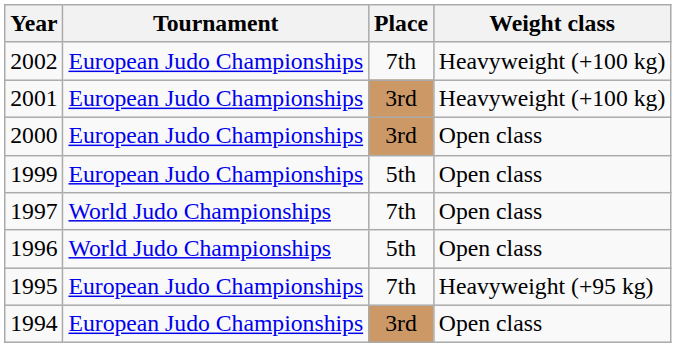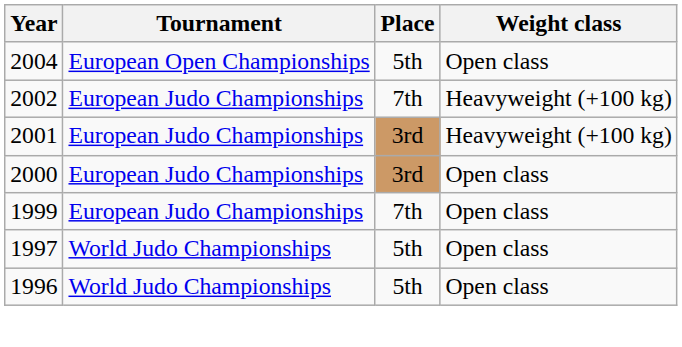+ row: (34, 60)
(401, 173) 5th -> (408, 211) 7th
(401, 211) 7th -> (408, 248) 5th
- row: (34, 286)
- row: (34, 323)
